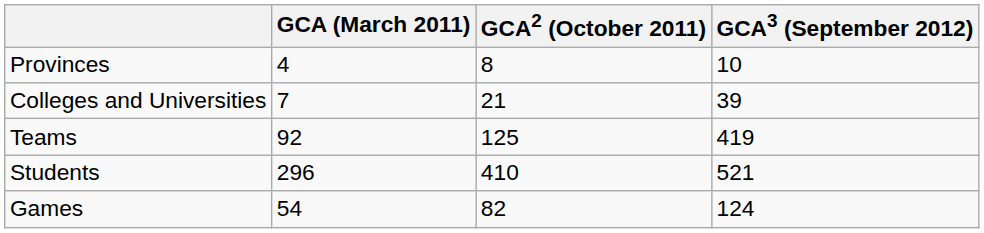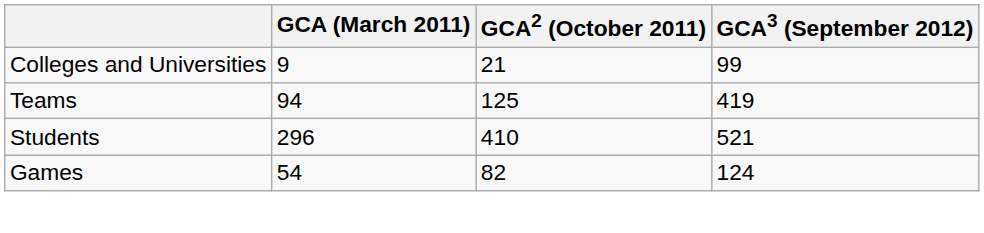- row: (60, 64)
(283, 100) 7 -> (283, 64) 9
(729, 100) 39 -> (729, 64) 99
(289, 136) 92 -> (289, 100) 94
